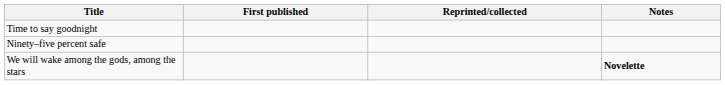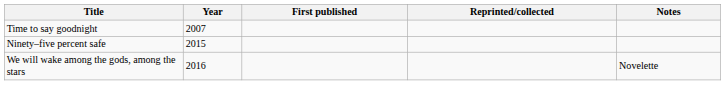+ column: (213, 12)
(624, 66) bold -> (639, 66) normal
